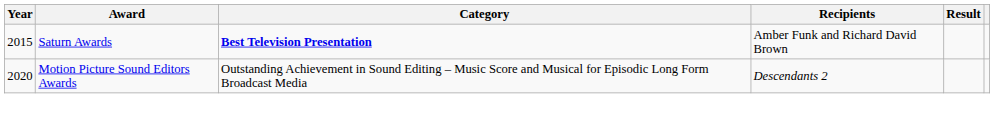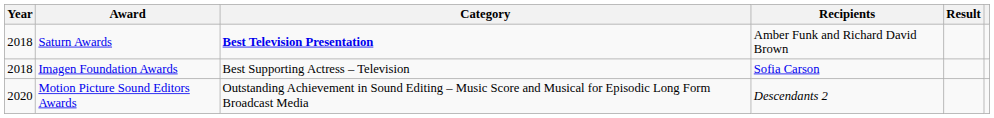(20, 41) 2015 -> (20, 41) 2018
+ row: (108, 68)
